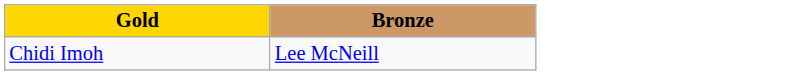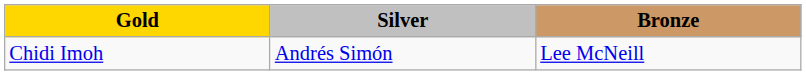+ column: (403, 20)
